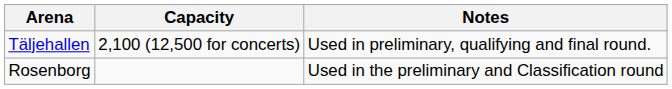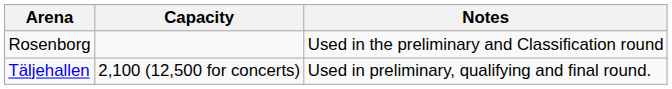rows swapped: (49, 44) <-> (49, 71)
